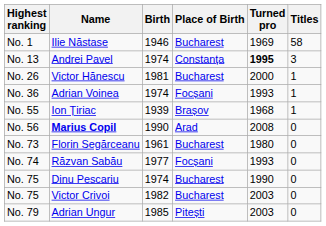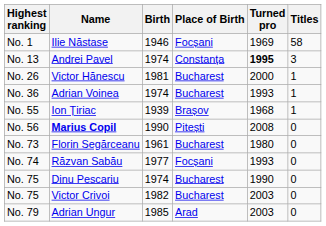(199, 42) Bucharest -> (194, 42) Focșani
(194, 94) Focșani -> (199, 94) Bucharest
(186, 128) Arad -> (190, 128) Pitești
(190, 213) Pitești -> (186, 213) Arad
